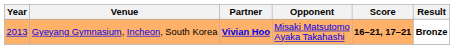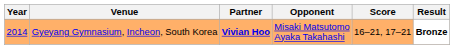(17, 32) 2013 -> (17, 32) 2014
(383, 32) bold -> (383, 32) normal
